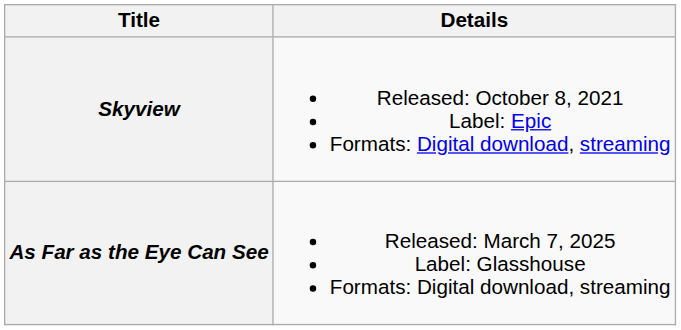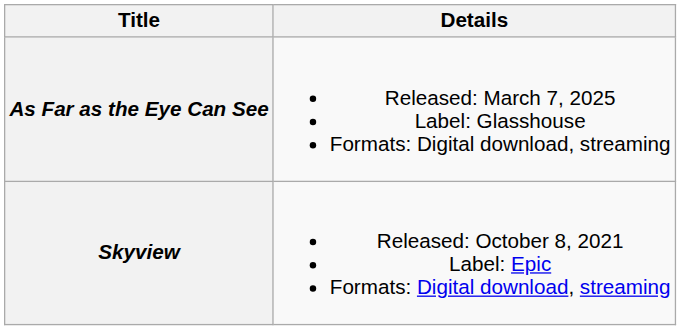rows swapped: (139, 109) <-> (139, 252)
